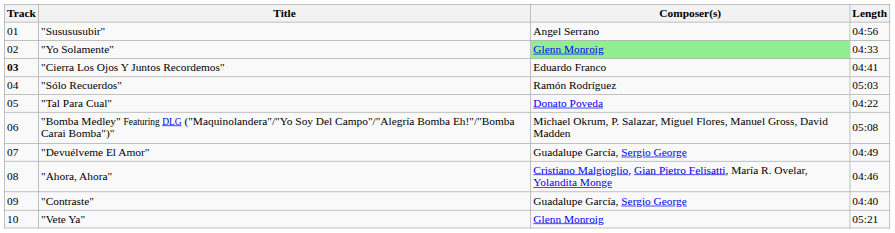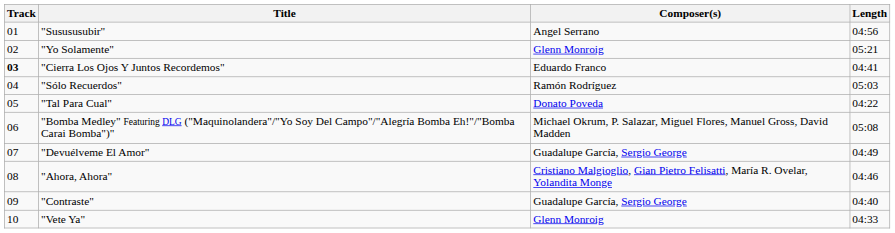(568, 49) lightgreen background -> (568, 49) no background
(865, 49) 04:33 -> (865, 49) 05:21
(865, 219) 05:21 -> (865, 219) 04:33
